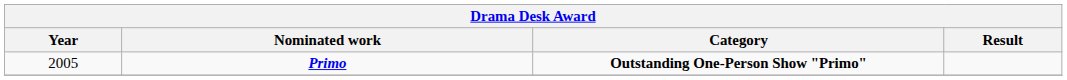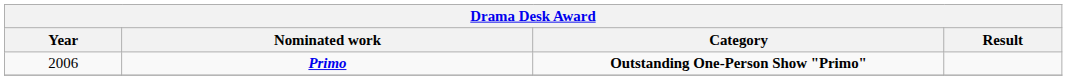(63, 63) 2005 -> (63, 63) 2006
